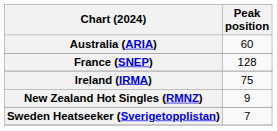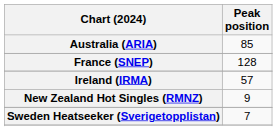(247, 44) 60 -> (247, 44) 85
(247, 80) 75 -> (247, 80) 57
